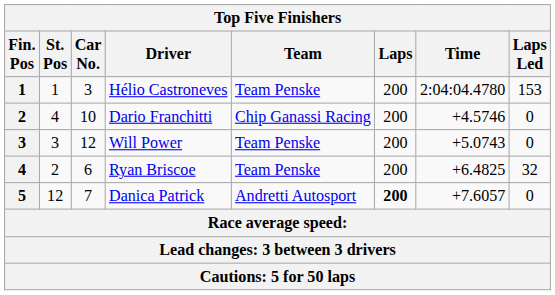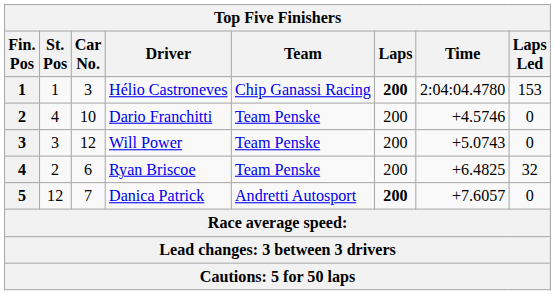(278, 90) Team Penske -> (303, 90) Chip Ganassi Racing
(395, 90) normal -> (395, 90) bold
(303, 116) Chip Ganassi Racing -> (278, 116) Team Penske
